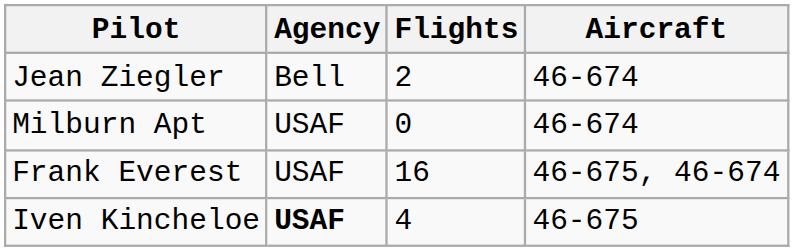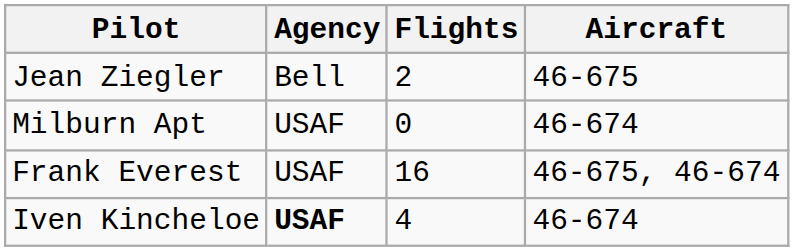(586, 77) 46-674 -> (586, 77) 46-675
(586, 222) 46-675 -> (586, 222) 46-674
